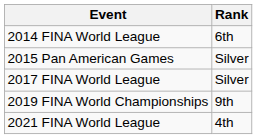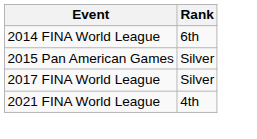- row: (108, 101)
